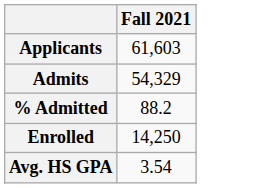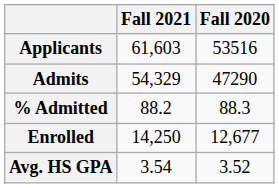+ column: (235, 18)
